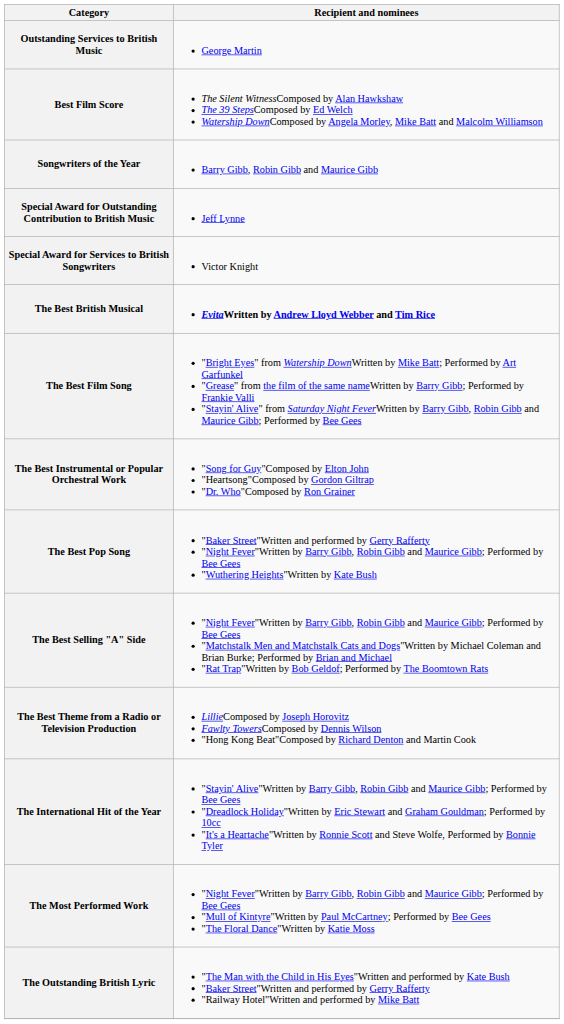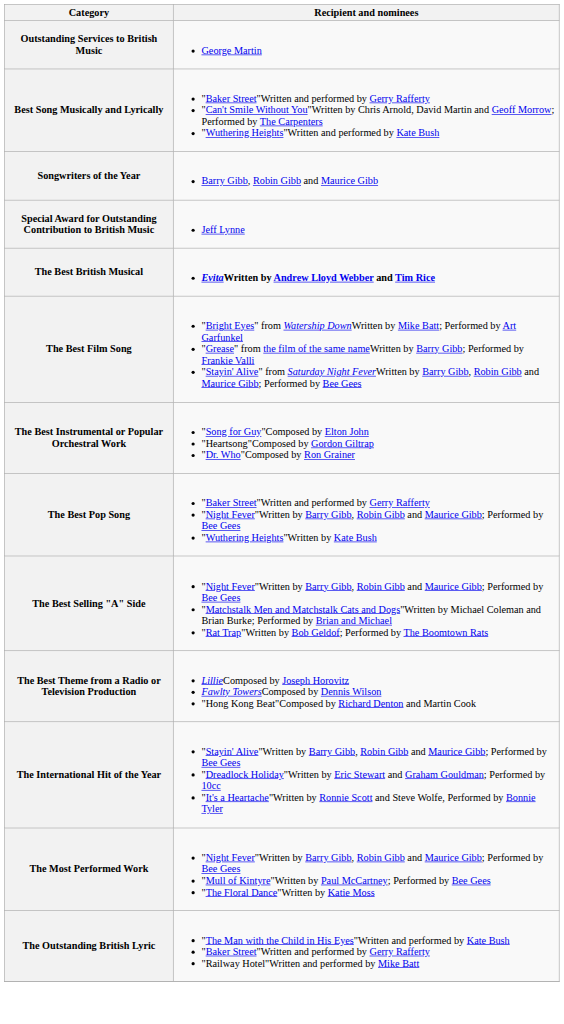- row: (89, 104)
+ row: (89, 110)
- row: (89, 260)
